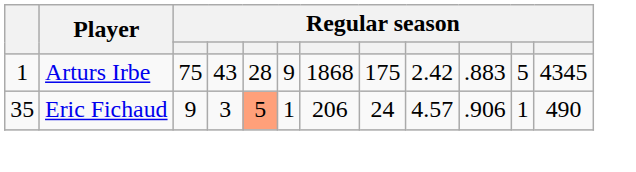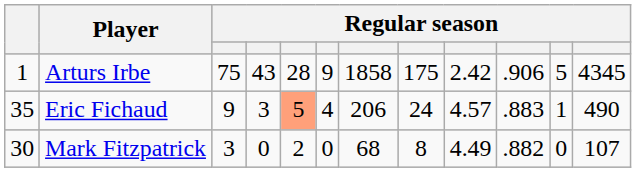(330, 72) 1868 -> (368, 72) 1858
(485, 72) .883 -> (523, 72) .906
(289, 110) 1 -> (327, 110) 4
(485, 110) .906 -> (523, 110) .883
+ row: (126, 147)
